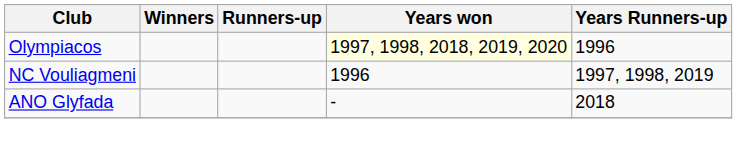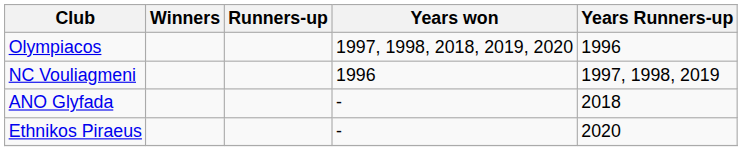(449, 46) lightyellow background -> (455, 46) no background
+ row: (75, 131)
